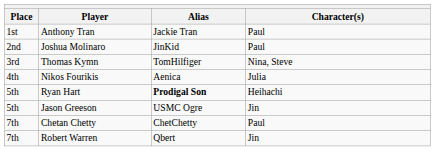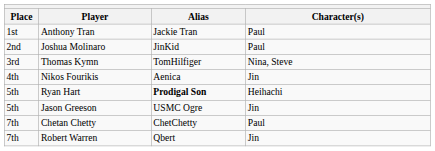(257, 77) Julia -> (253, 77) Jin
